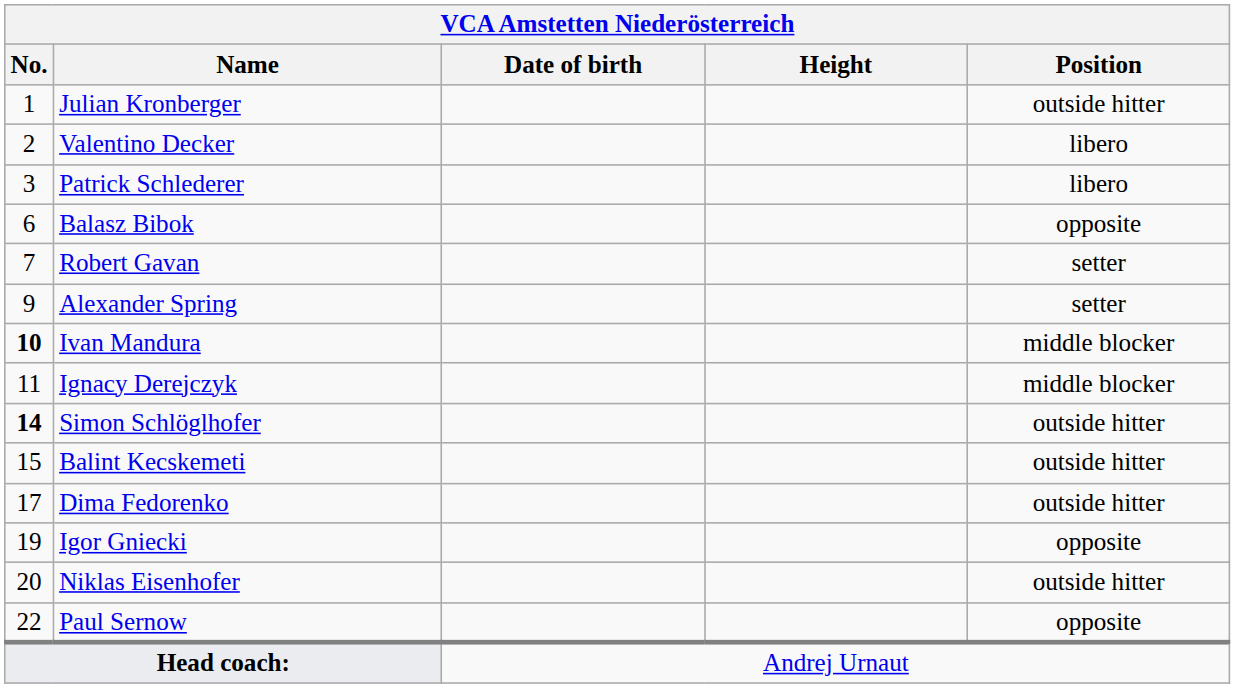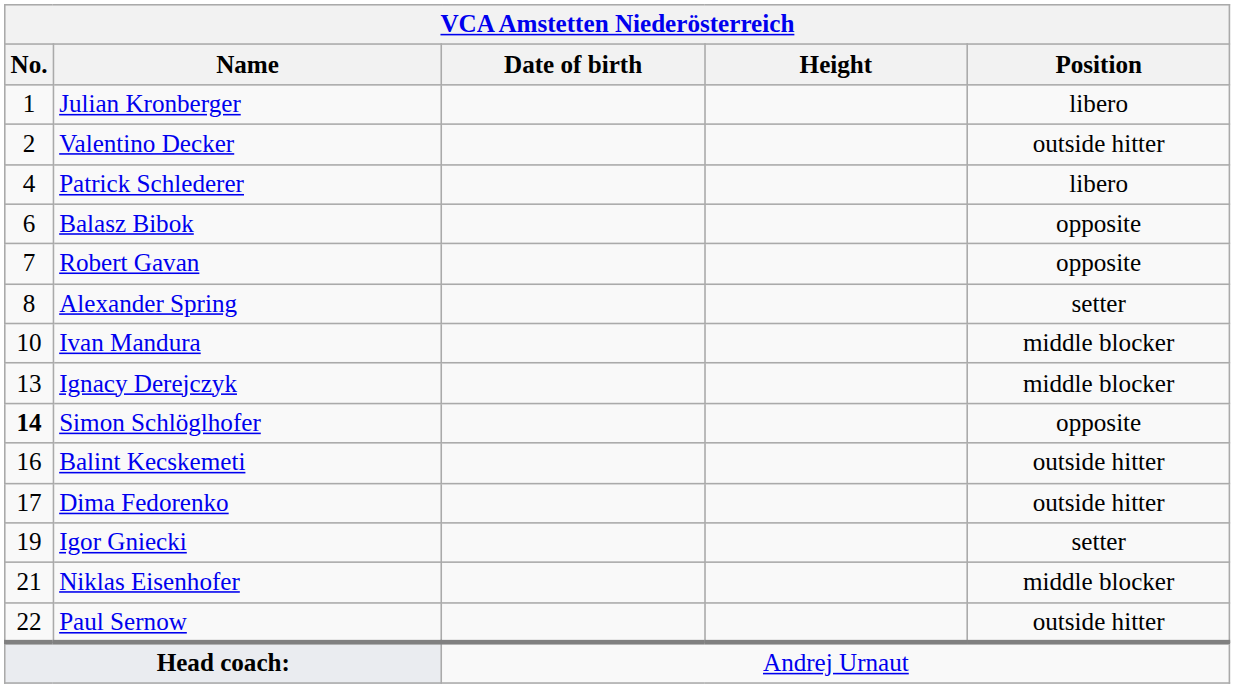(1099, 104) outside hitter -> (1099, 104) libero
(1099, 143) libero -> (1099, 143) outside hitter
(29, 183) 3 -> (29, 183) 4
(1099, 263) setter -> (1099, 263) opposite
(29, 303) 9 -> (29, 303) 8
(29, 343) bold -> (29, 343) normal
(29, 382) 11 -> (29, 382) 13
(1099, 422) outside hitter -> (1099, 422) opposite
(29, 462) 15 -> (29, 462) 16
(1099, 542) opposite -> (1099, 542) setter
(29, 582) 20 -> (29, 582) 21
(1099, 582) outside hitter -> (1099, 582) middle blocker
(1099, 622) opposite -> (1099, 622) outside hitter
